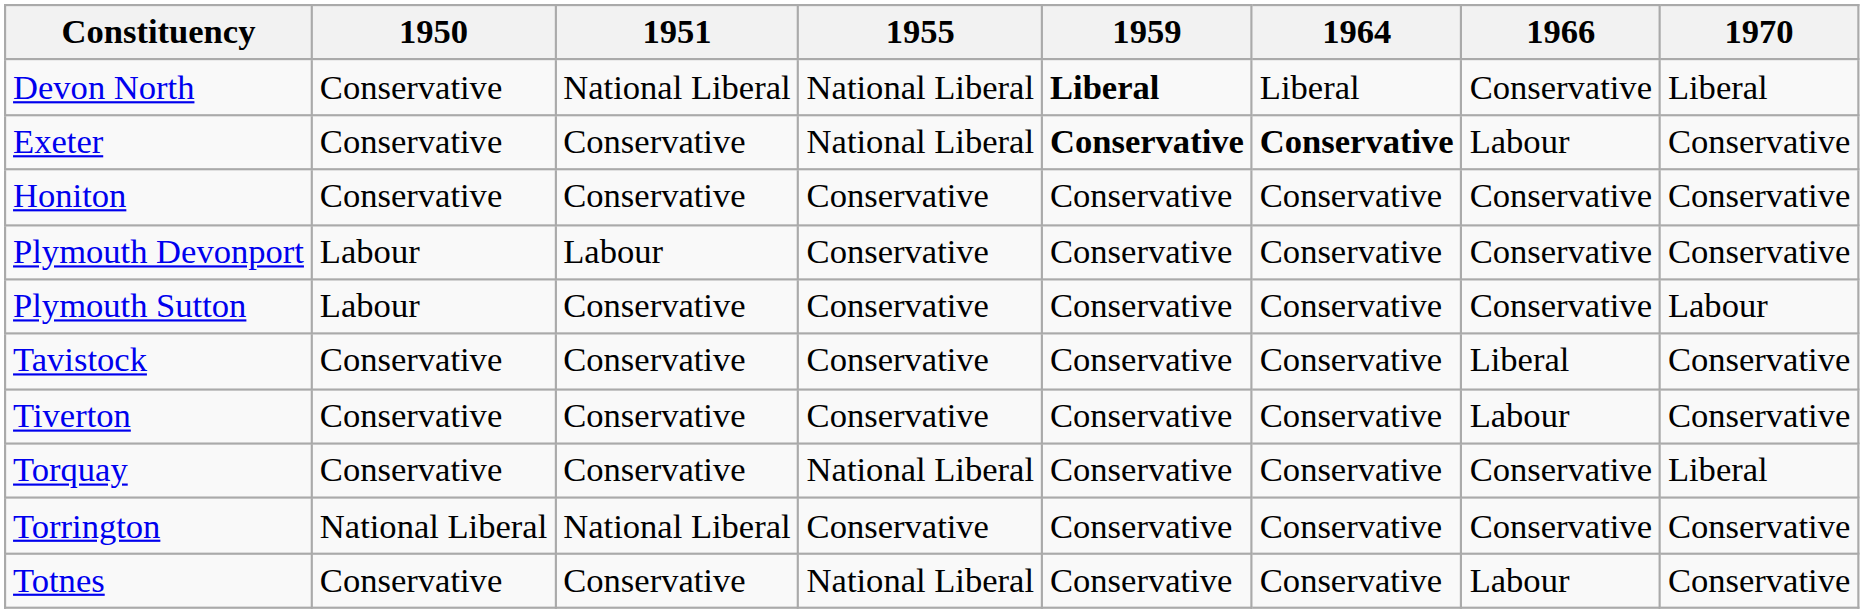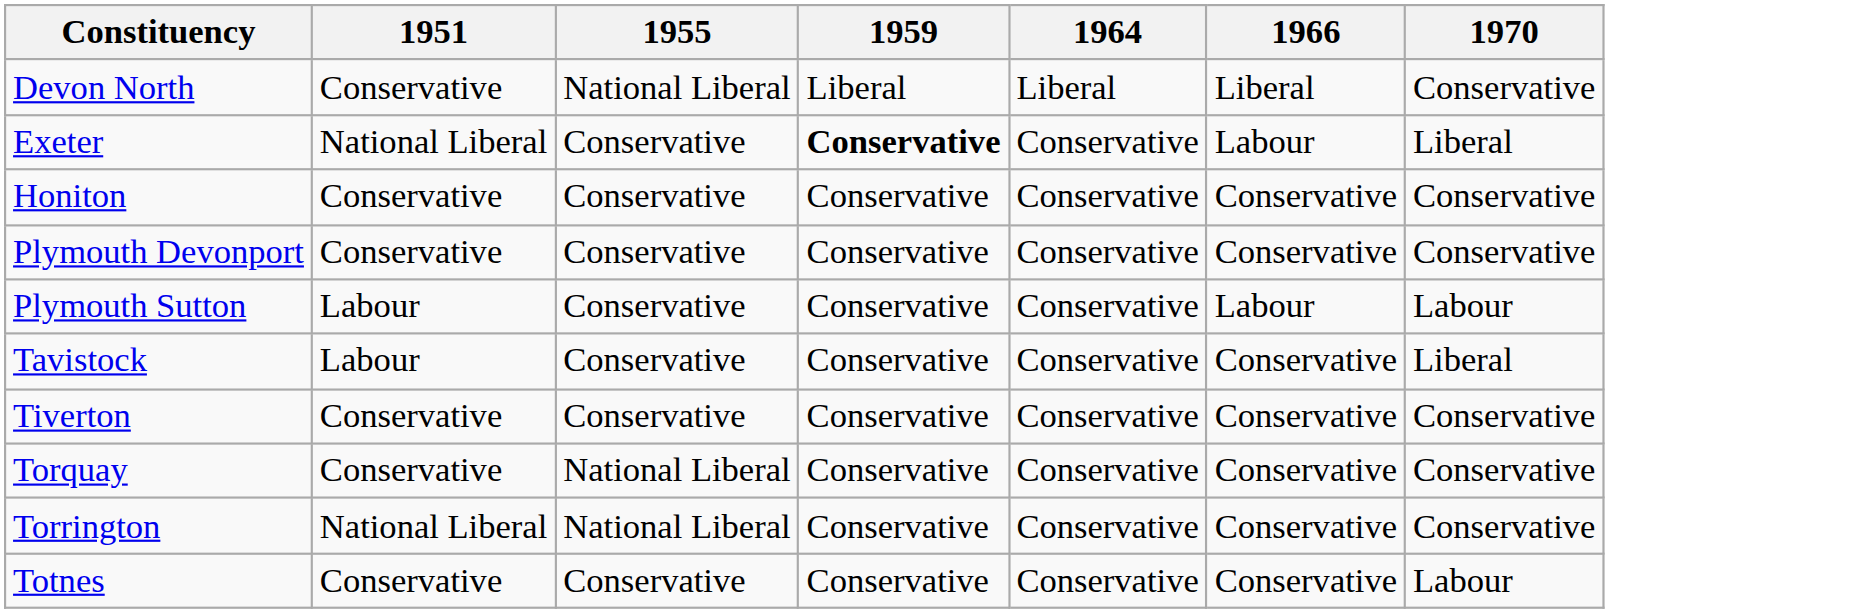- column: (434, 31)
(677, 86) National Liberal -> (411, 86) Conservative
(1105, 86) bold -> (857, 86) normal
(1561, 86) Conservative -> (1265, 86) Liberal
(1718, 86) Liberal -> (1504, 86) Conservative
(654, 141) Conservative -> (434, 141) National Liberal
(920, 141) National Liberal -> (654, 141) Conservative
(1357, 141) bold -> (1108, 141) normal
(1759, 141) Conservative -> (1463, 141) Liberal
(613, 251) Labour -> (411, 251) Conservative
(654, 305) Conservative -> (370, 305) Labour
(1561, 305) Conservative -> (1265, 305) Labour
(654, 360) Conservative -> (370, 360) Labour
(1520, 360) Liberal -> (1306, 360) Conservative
(1759, 360) Conservative -> (1463, 360) Liberal
(1520, 415) Labour -> (1306, 415) Conservative
(1718, 470) Liberal -> (1504, 470) Conservative
(898, 525) Conservative -> (677, 525) National Liberal
(920, 580) National Liberal -> (654, 580) Conservative
(1520, 580) Labour -> (1306, 580) Conservative
(1759, 580) Conservative -> (1463, 580) Labour
